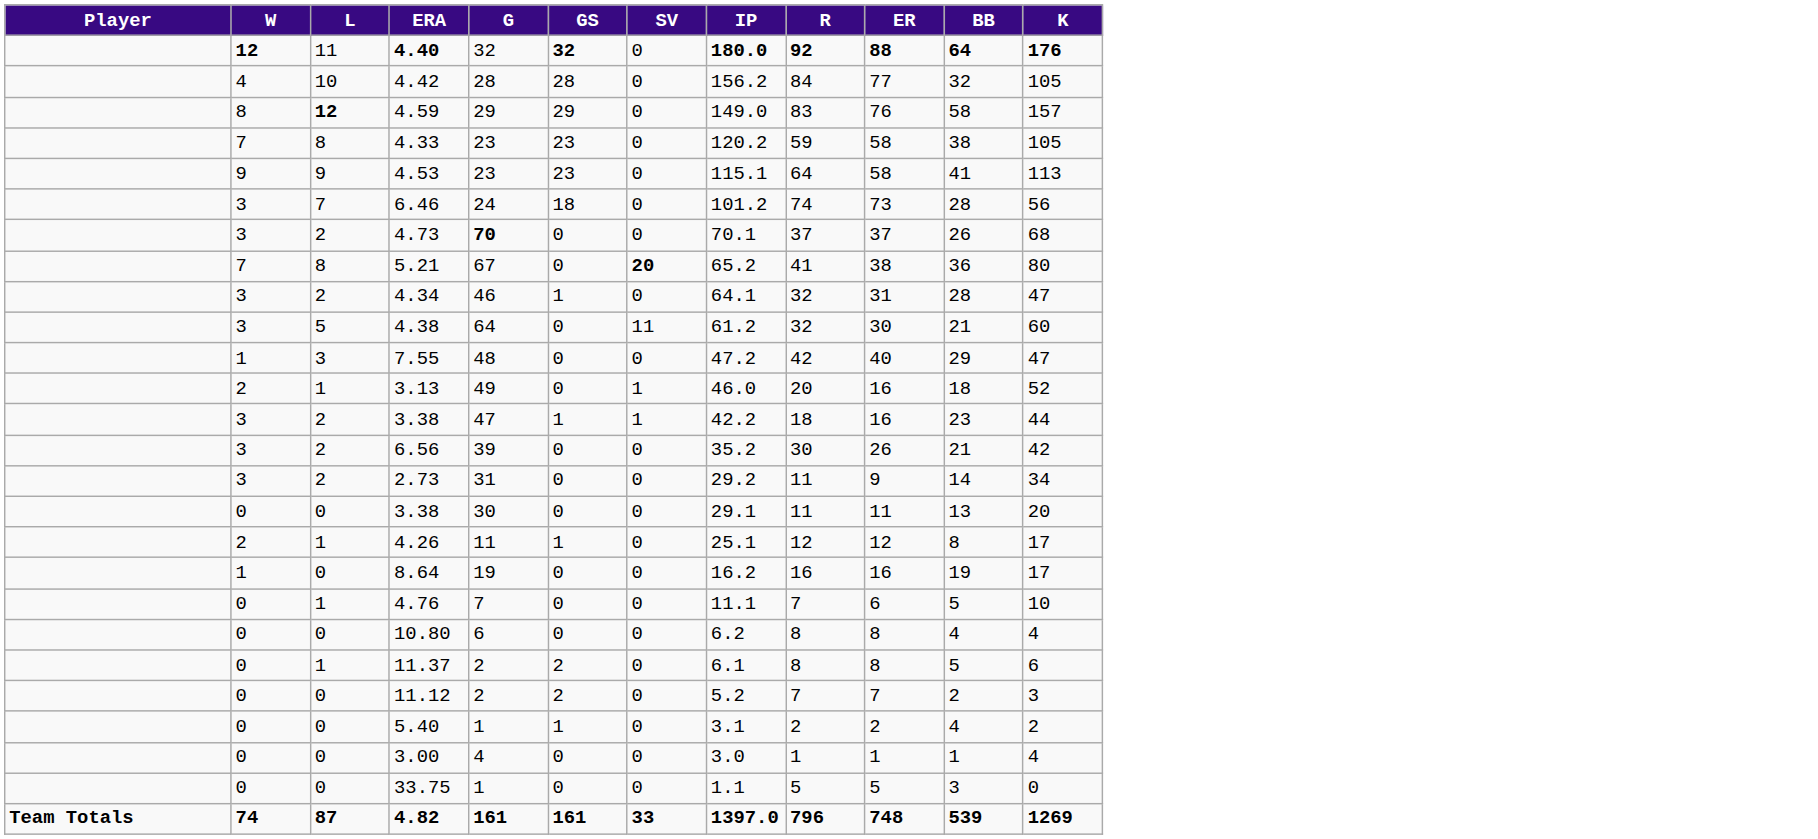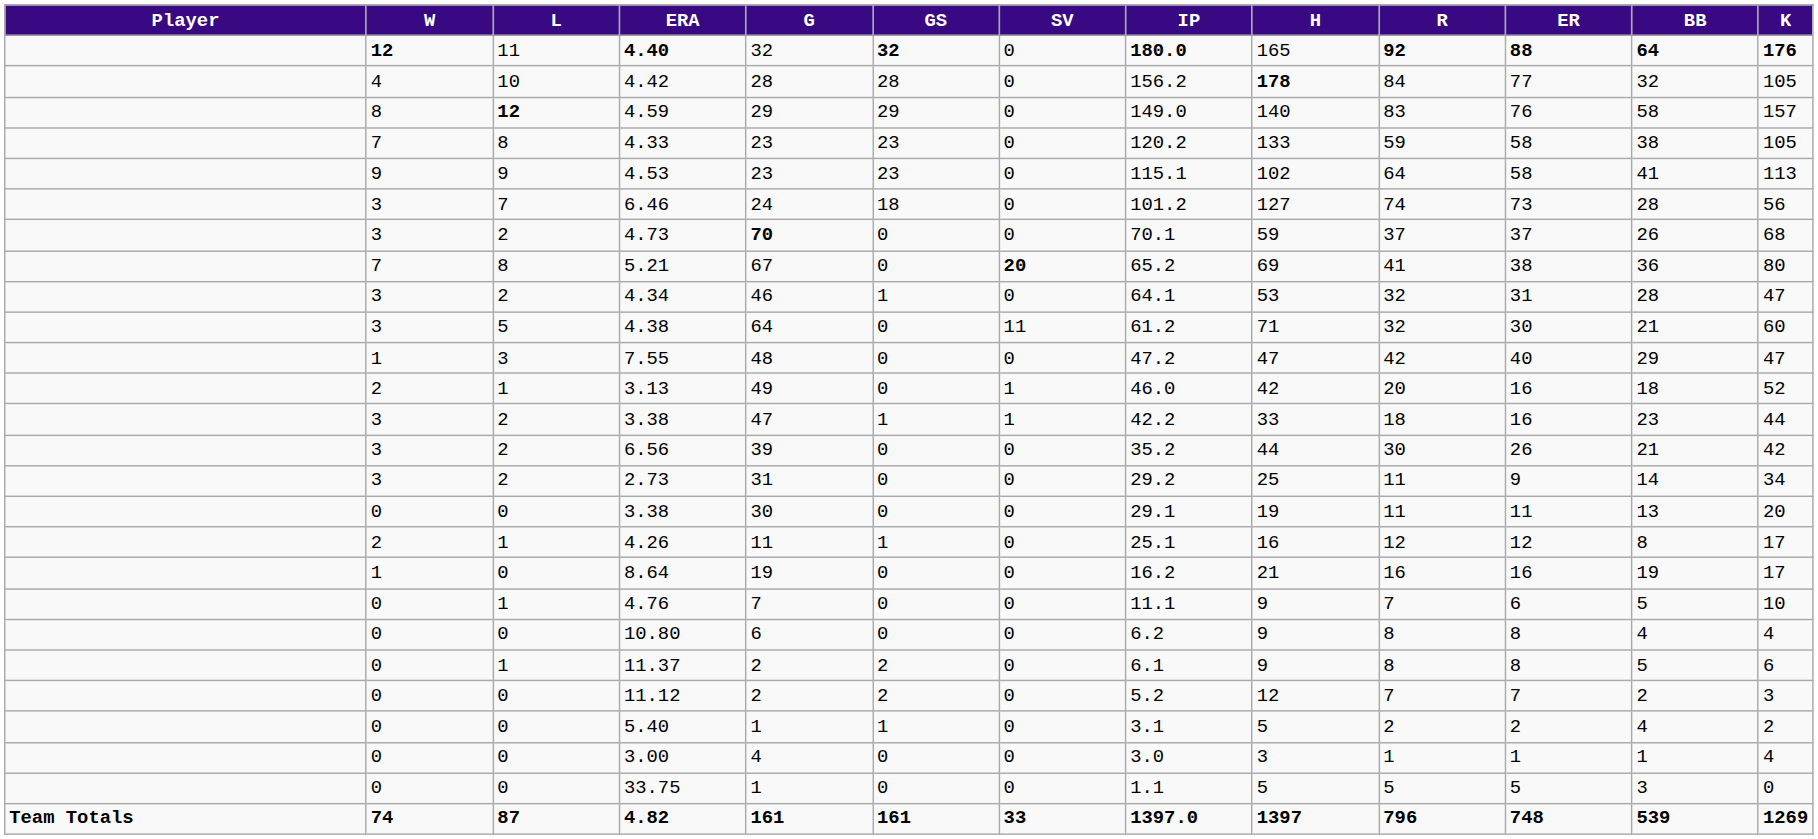+ column: (1316, 20)
